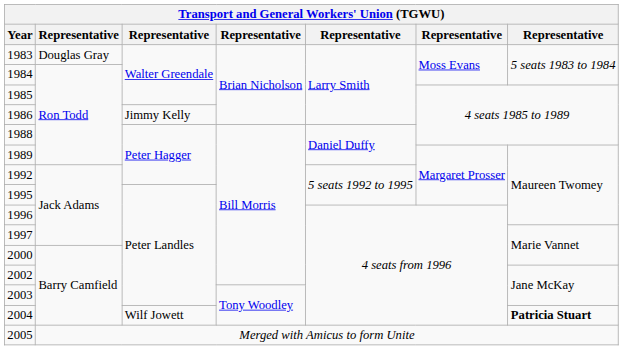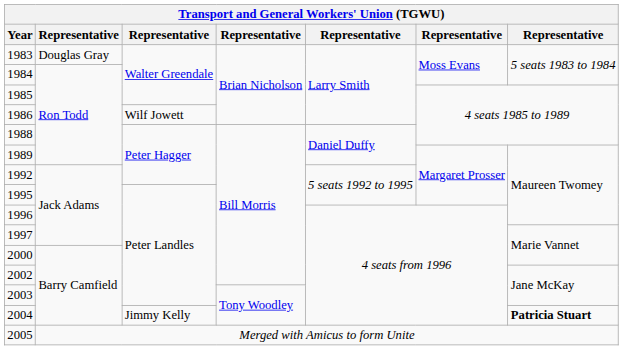(158, 114) Jimmy Kelly -> (154, 114) Wilf Jowett
(154, 315) Wilf Jowett -> (158, 315) Jimmy Kelly
